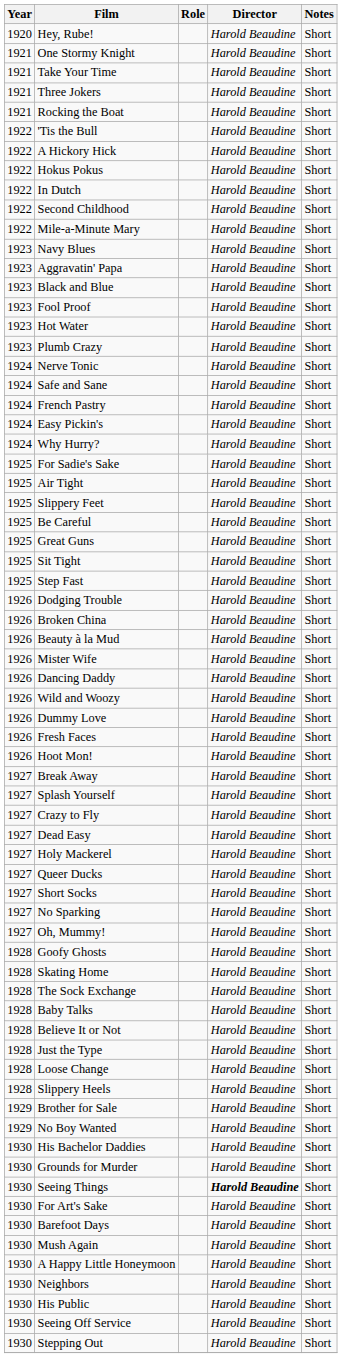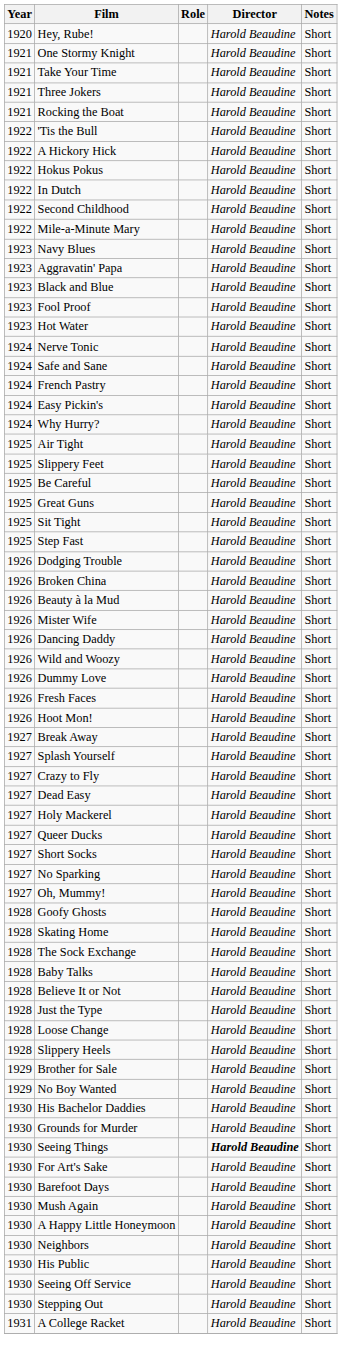- row: (70, 346)
- row: (78, 463)
+ row: (81, 1323)
